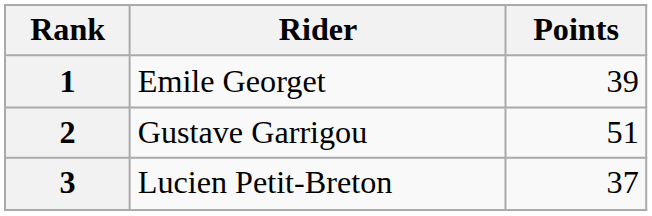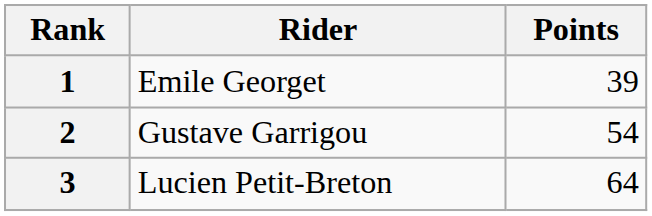(623, 132) 51 -> (623, 132) 54
(623, 183) 37 -> (623, 183) 64
